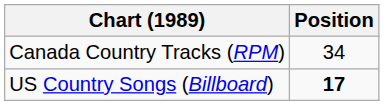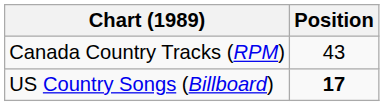(334, 52) 34 -> (334, 52) 43
